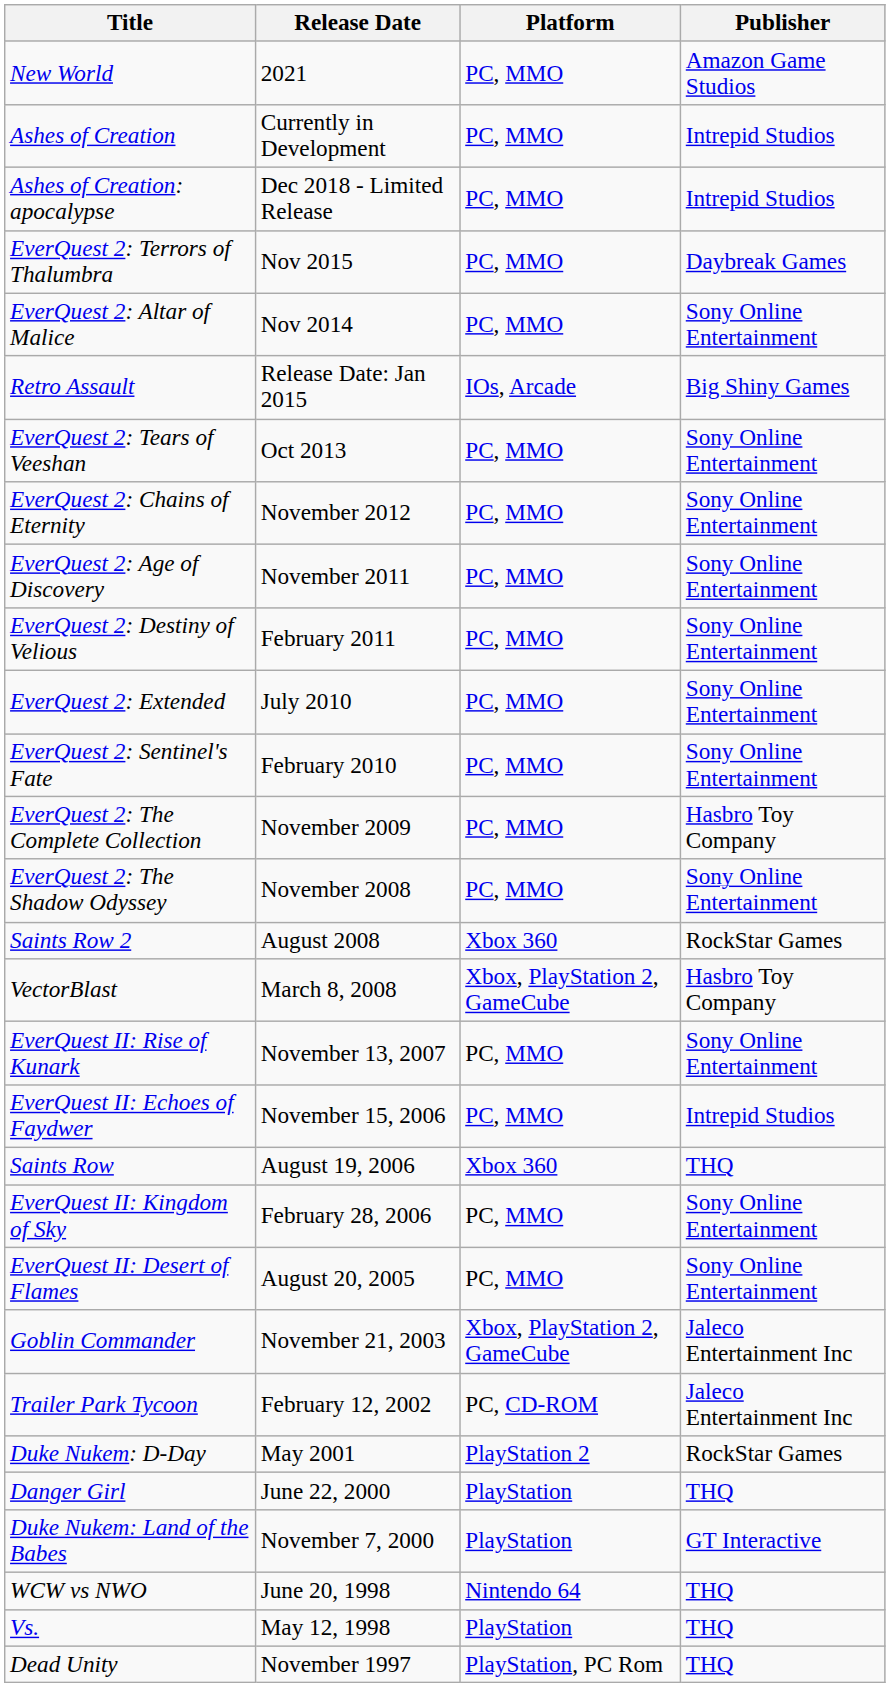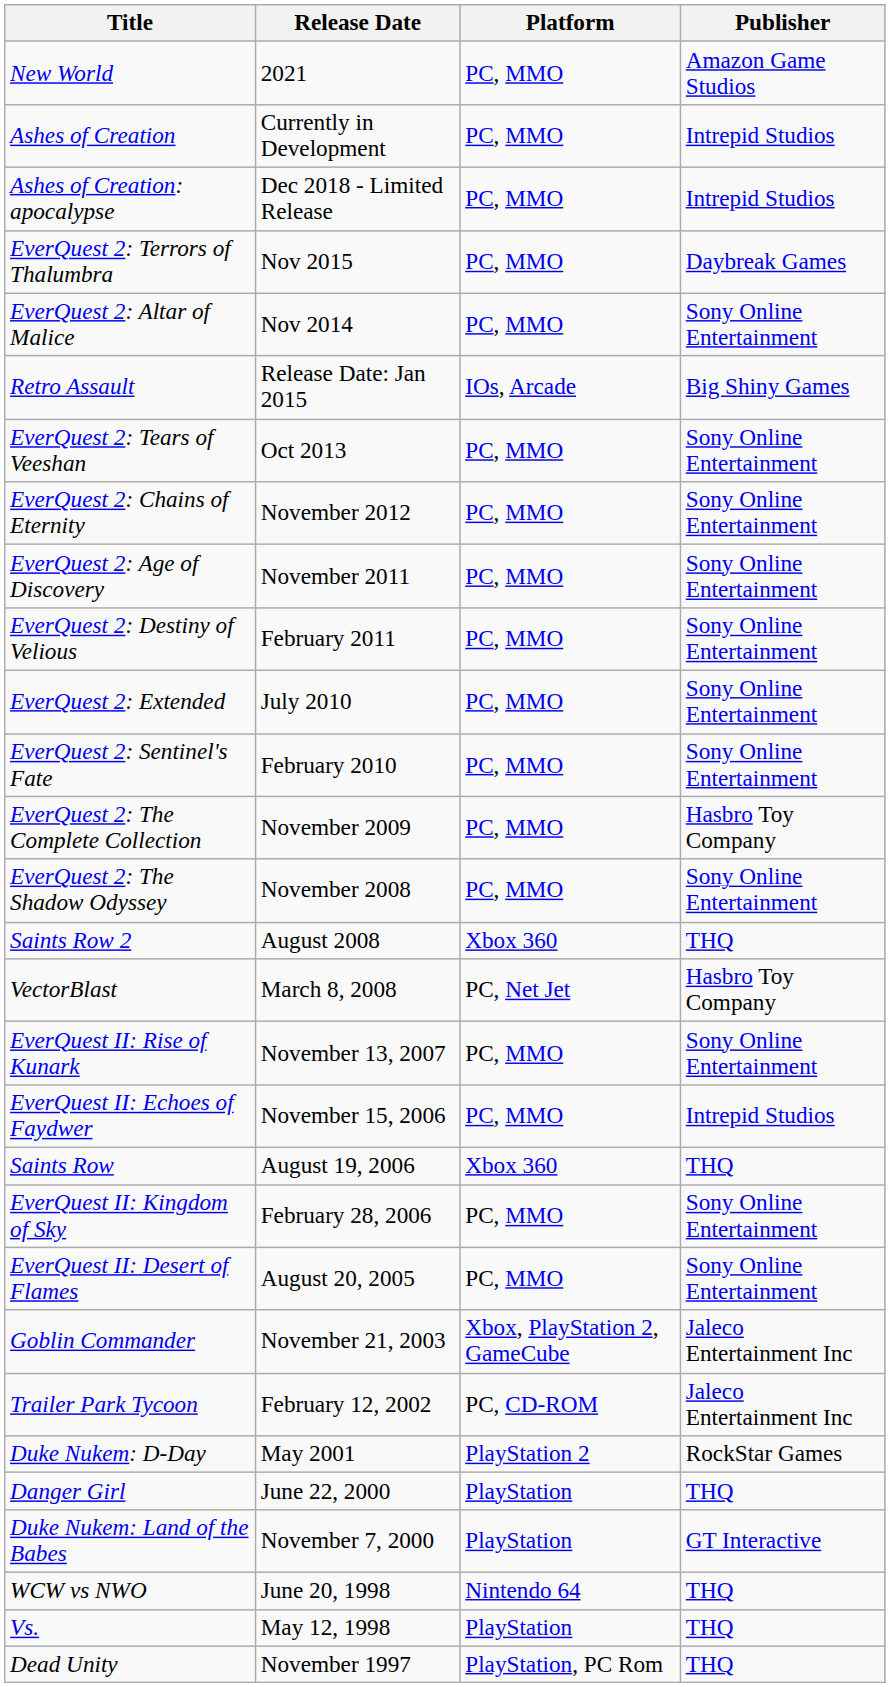(764, 940) RockStar Games -> (710, 940) THQ
(562, 990) Xbox, PlayStation 2, GameCube -> (518, 990) PC, Net Jet
